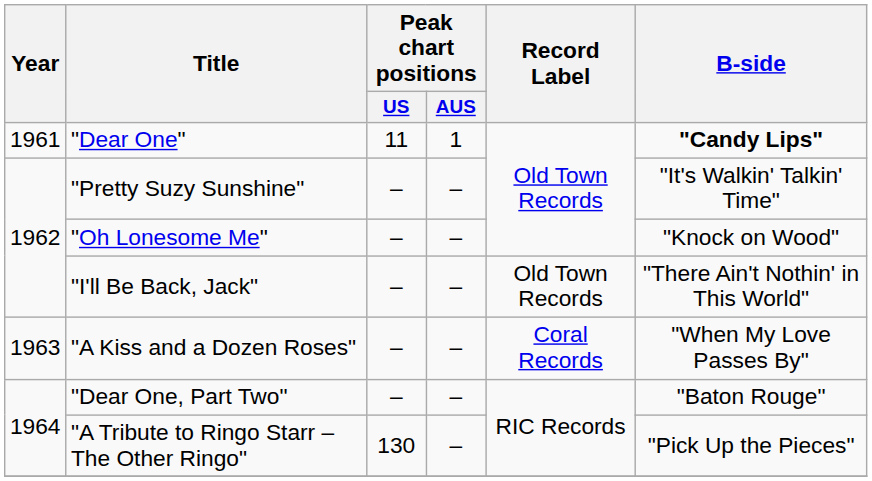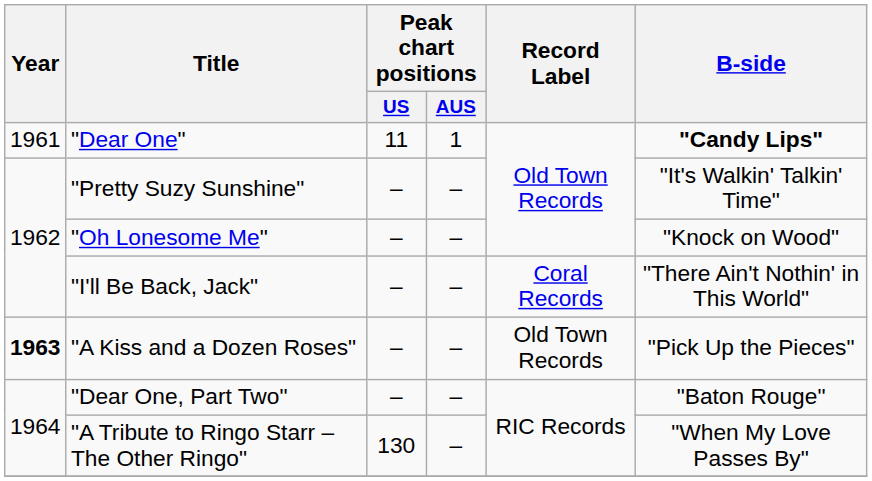(561, 286) Old Town Records -> (561, 286) Coral Records
(35, 347) normal -> (35, 347) bold
(561, 347) Coral Records -> (561, 347) Old Town Records
(751, 347) "When My Love Passes By" -> (751, 347) "Pick Up the Pieces"
(751, 445) "Pick Up the Pieces" -> (751, 445) "When My Love Passes By"
